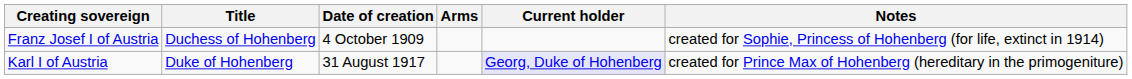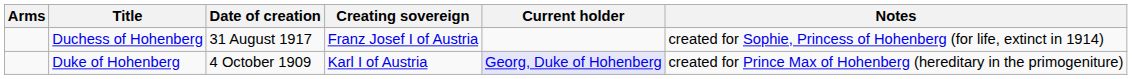columns swapped: (459, 16) <-> (83, 16)
(373, 39) 4 October 1909 -> (261, 39) 31 August 1917
(374, 62) 31 August 1917 -> (260, 62) 4 October 1909
